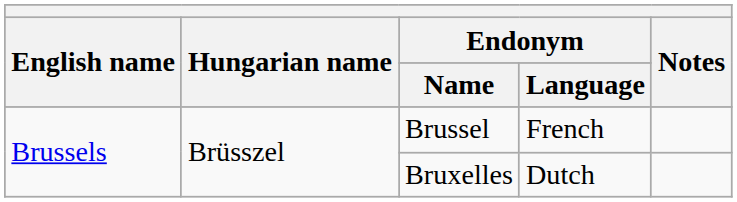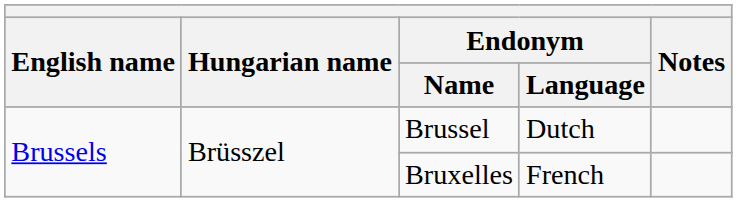(565, 129) French -> (560, 129) Dutch
(560, 173) Dutch -> (565, 173) French
